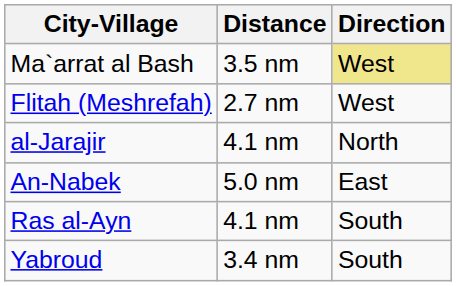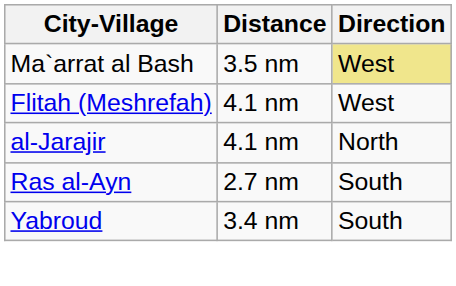(261, 102) 2.7 nm -> (261, 102) 4.1 nm
- row: (66, 181)
(261, 220) 4.1 nm -> (261, 181) 2.7 nm
